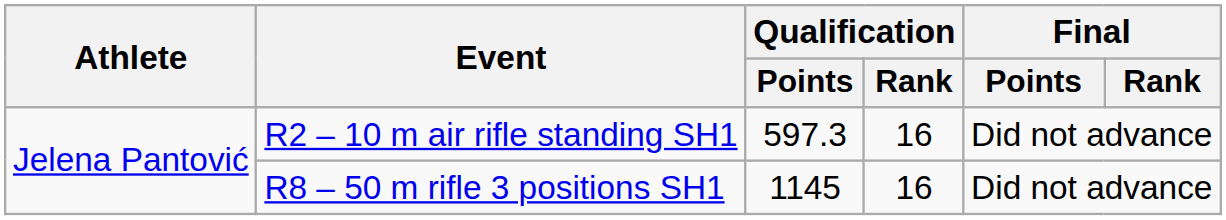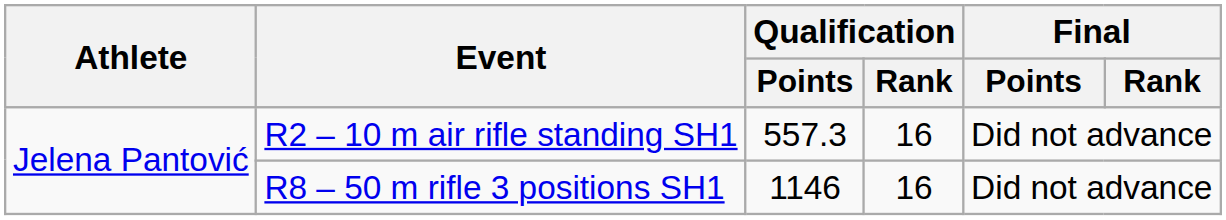(805, 135) 597.3 -> (805, 135) 557.3
(805, 187) 1145 -> (805, 187) 1146
